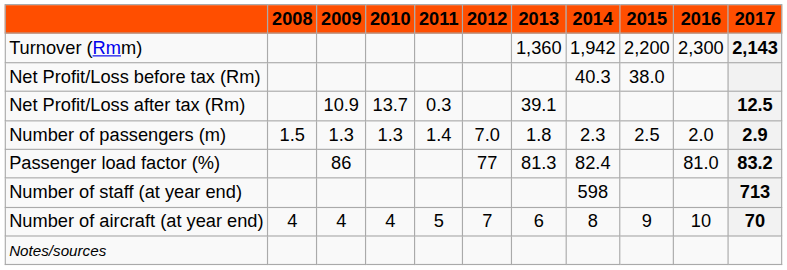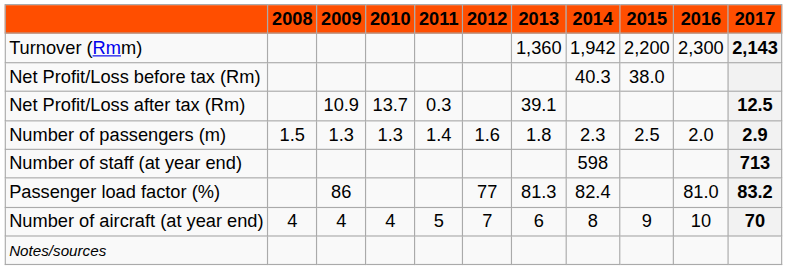(487, 134) 7.0 -> (487, 134) 1.6
rows swapped: (115, 163) <-> (126, 192)
